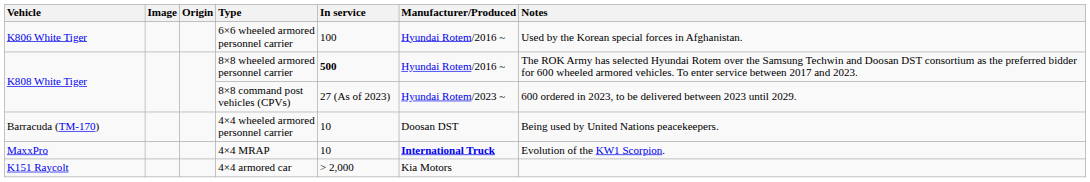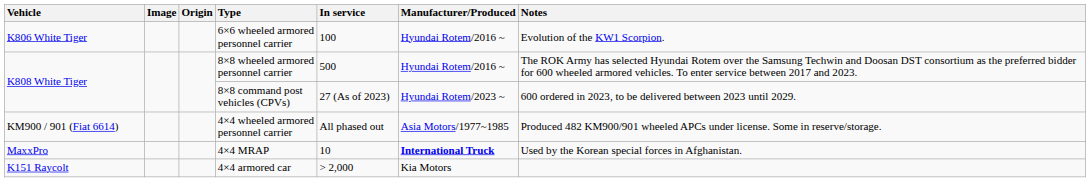(632, 36) Used by the Korean special forces in Afghanistan. -> (593, 36) Evolution of the KW1 Scorpion.
(328, 66) bold -> (328, 66) normal
+ row: (63, 126)
- row: (53, 126)
(593, 150) Evolution of the KW1 Scorpion. -> (631, 150) Used by the Korean special forces in Afghanistan.
